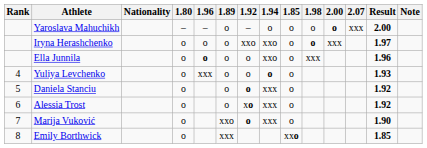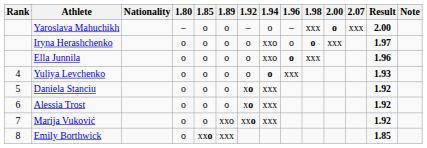columns swapped: (291, 12) <-> (205, 12)
(313, 27) o -> (313, 27) xxx
(248, 43) xxo -> (248, 43) o
(248, 89) o -> (248, 89) xo
(248, 120) o -> (248, 120) xxo
(382, 120) 1.90 -> (382, 120) 1.92
